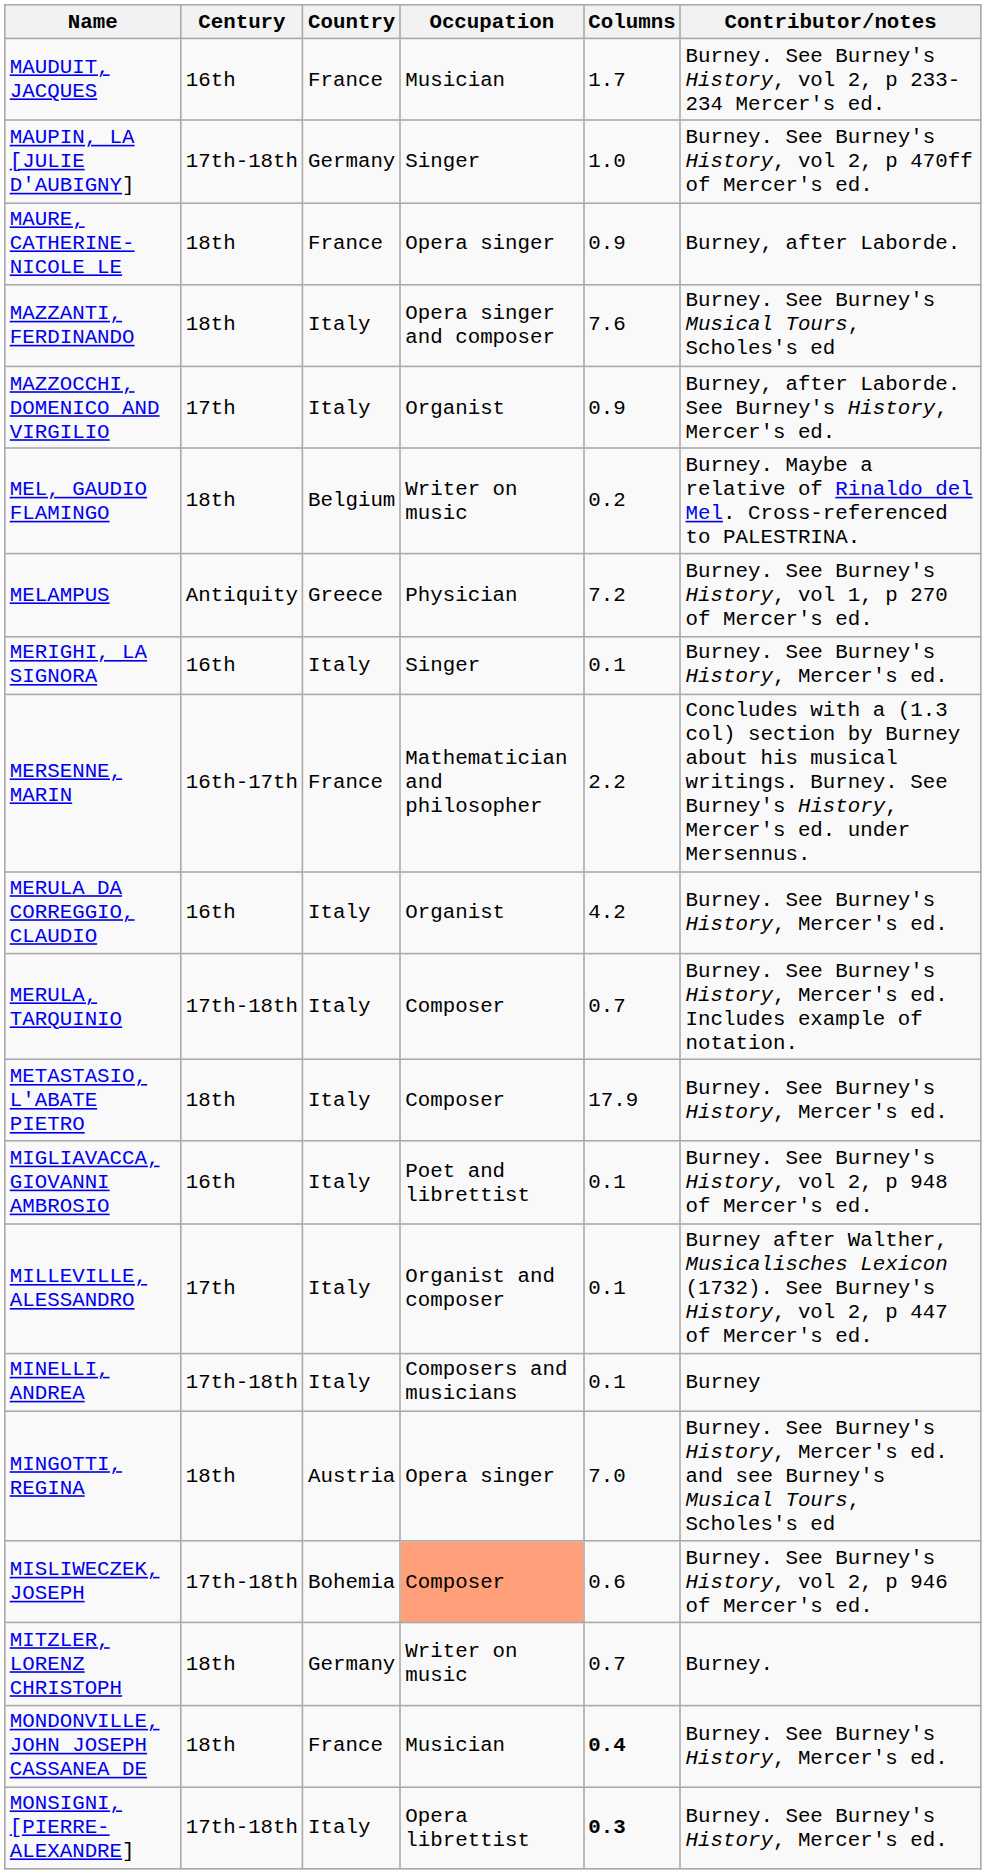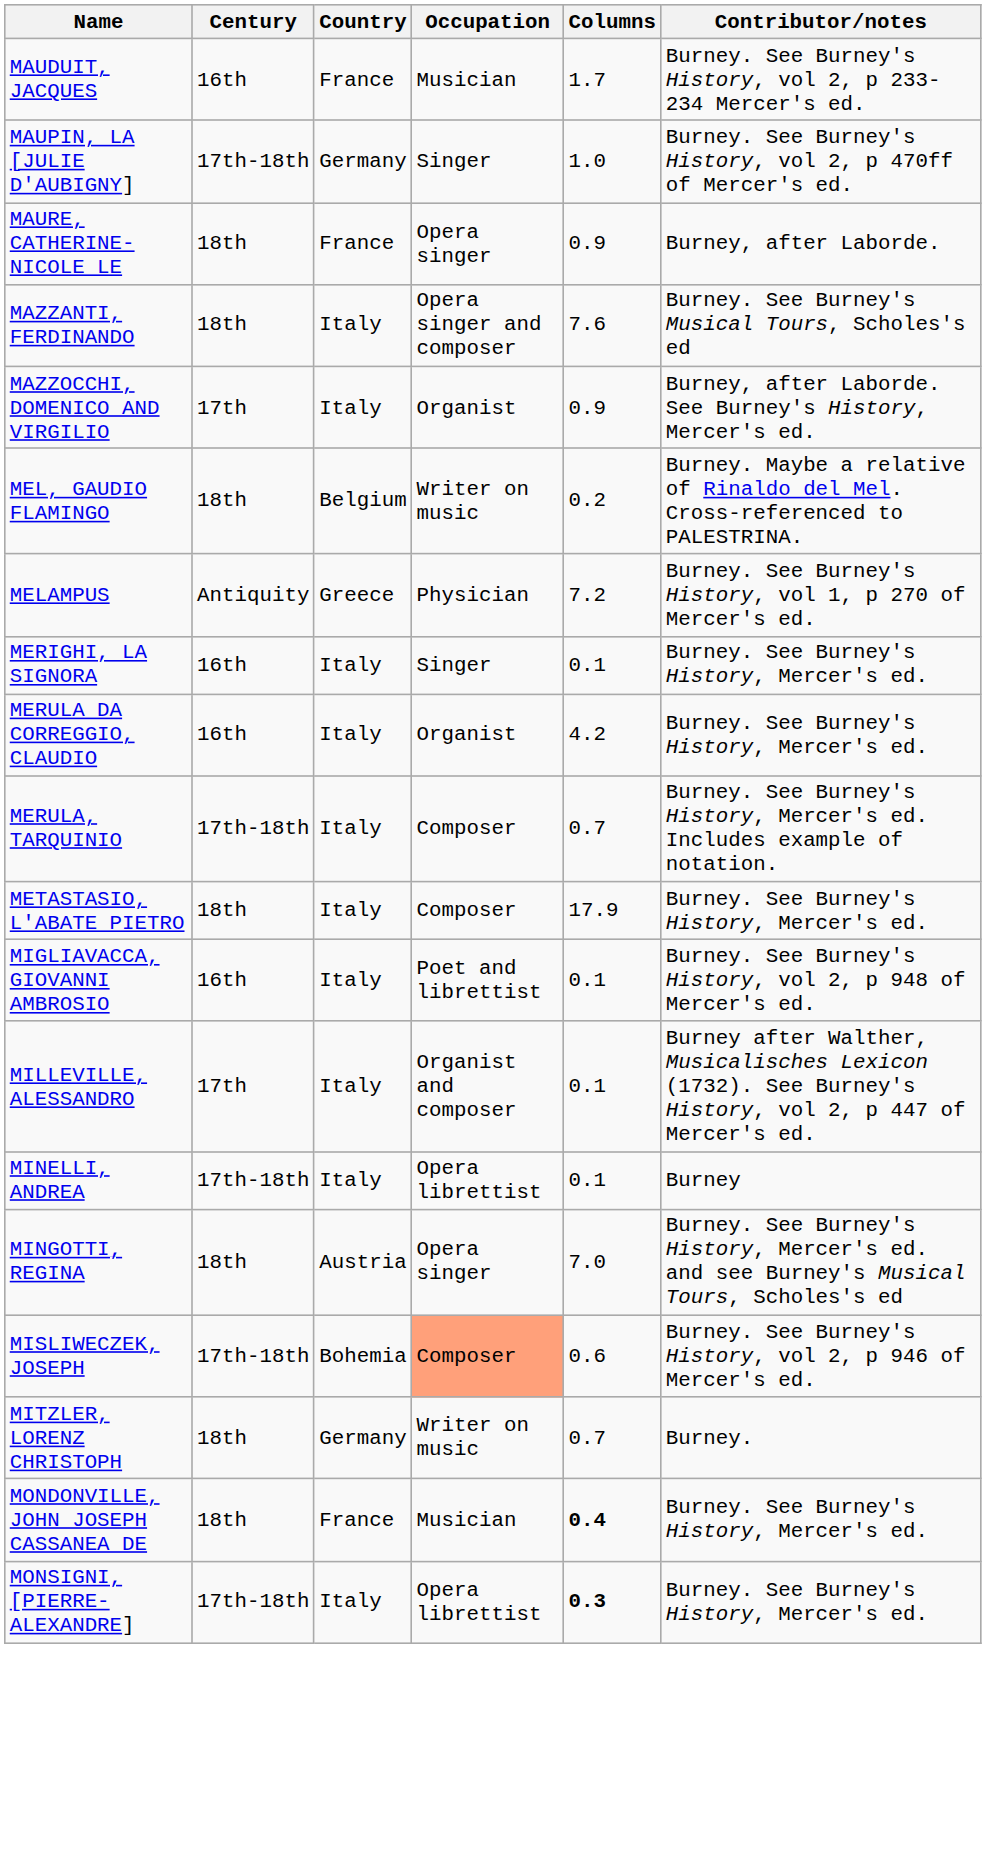- row: (66, 783)
(486, 1382) Composers and musicians -> (479, 1180) Opera librettist
